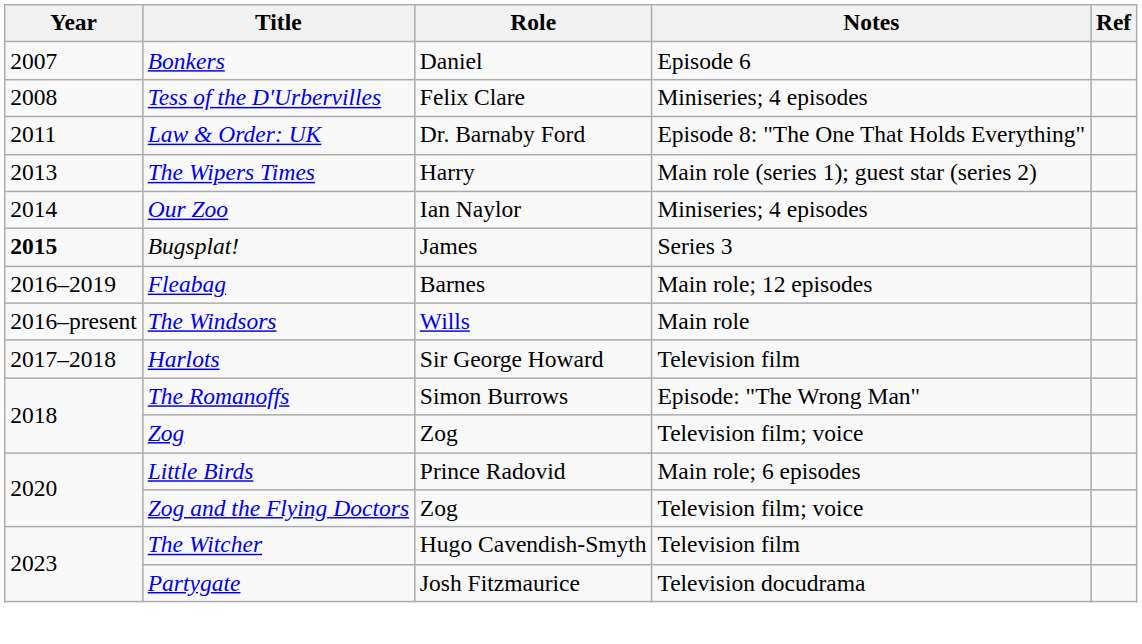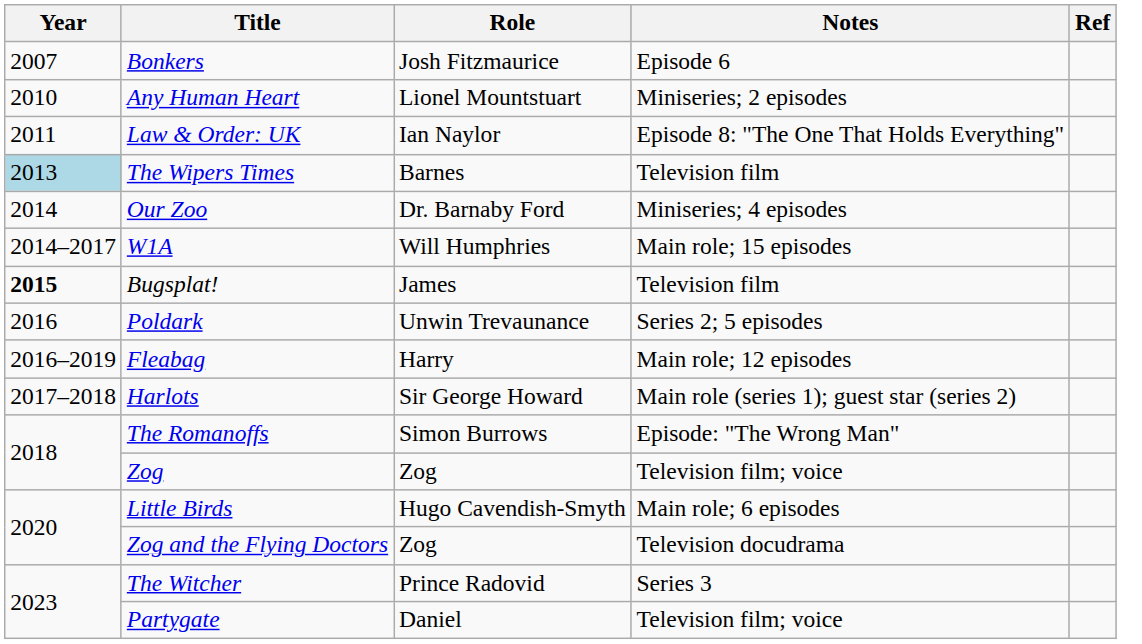(451, 60) Daniel -> (479, 60) Josh Fitzmaurice
- row: (264, 97)
+ row: (213, 97)
(503, 135) Dr. Barnaby Ford -> (450, 135) Ian Naylor
(34, 172) no background -> (34, 172) lightblue background
(447, 172) Harry -> (432, 172) Barnes
(847, 172) Main role (series 1); guest star (series 2) -> (708, 172) Television film
(470, 209) Ian Naylor -> (482, 209) Dr. Barnaby Ford
+ row: (150, 246)
(695, 246) Series 3 -> (708, 284) Television film
+ row: (165, 321)
(453, 284) Barnes -> (426, 358) Harry
- row: (212, 321)
(729, 358) Television film -> (826, 396) Main role (series 1); guest star (series 2)
(493, 470) Prince Radovid -> (512, 508) Hugo Cavendish-Smyth
(760, 508) Television film; voice -> (741, 545) Television docudrama
(533, 545) Hugo Cavendish-Smyth -> (472, 582) Prince Radovid
(729, 545) Television film -> (674, 582) Series 3
(500, 582) Josh Fitzmaurice -> (430, 619) Daniel
(761, 582) Television docudrama -> (740, 619) Television film; voice
